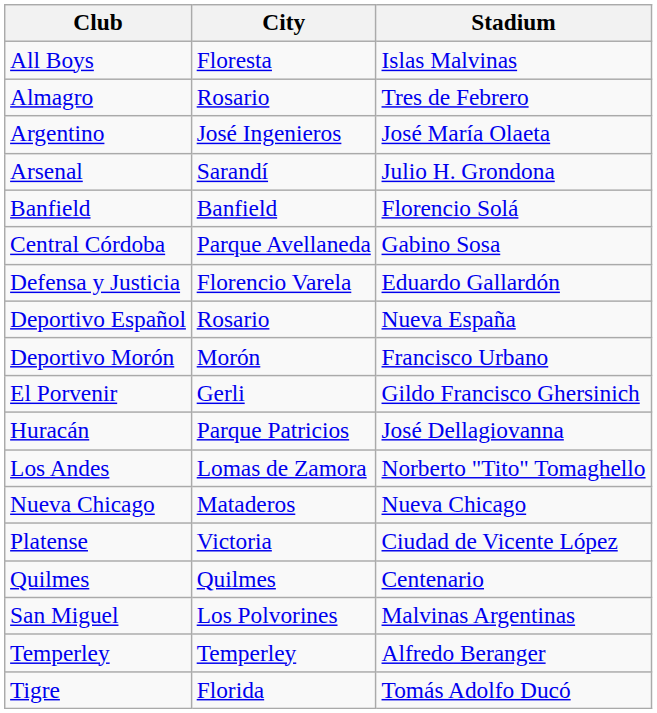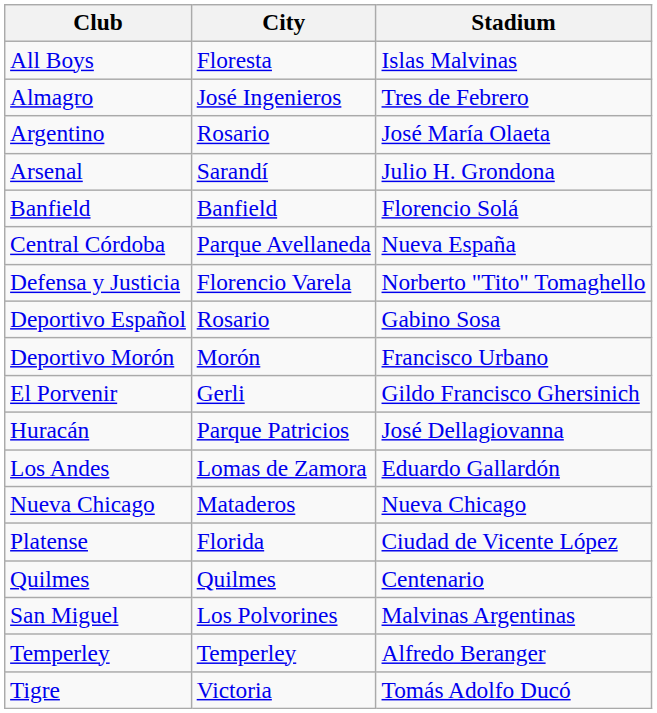(233, 97) Rosario -> (269, 97) José Ingenieros
(269, 134) José Ingenieros -> (233, 134) Rosario
(441, 245) Gabino Sosa -> (449, 245) Nueva España
(471, 282) Eduardo Gallardón -> (514, 282) Norberto "Tito" Tomaghello
(449, 319) Nueva España -> (441, 319) Gabino Sosa
(514, 467) Norberto "Tito" Tomaghello -> (471, 467) Eduardo Gallardón
(234, 541) Victoria -> (230, 541) Florida
(230, 689) Florida -> (234, 689) Victoria
